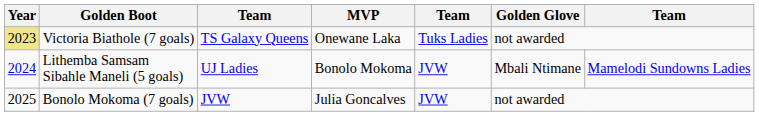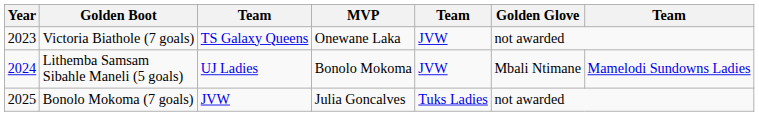(22, 38) khaki background -> (22, 38) no background
(453, 38) Tuks Ladies -> (433, 38) JVW
(433, 99) JVW -> (453, 99) Tuks Ladies
